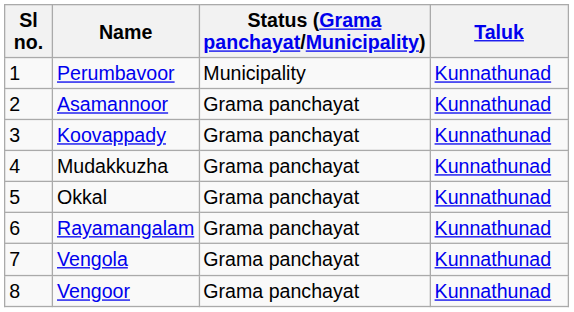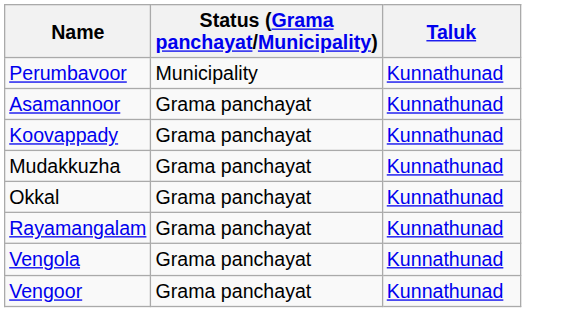- column: (29, 31)
